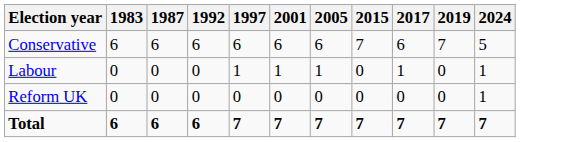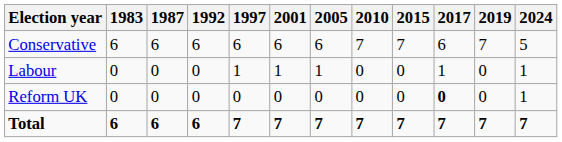+ column: (372, 17)
(401, 96) normal -> (442, 96) bold
